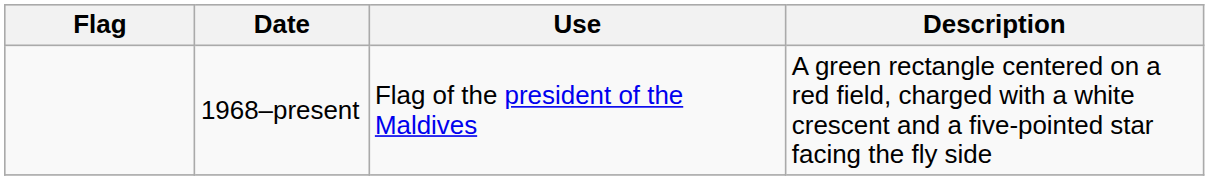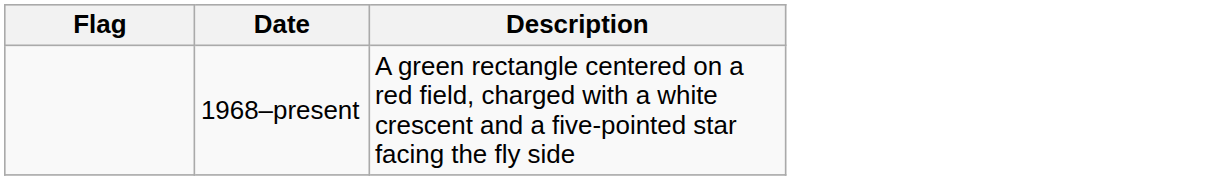- column: (577, 25)
